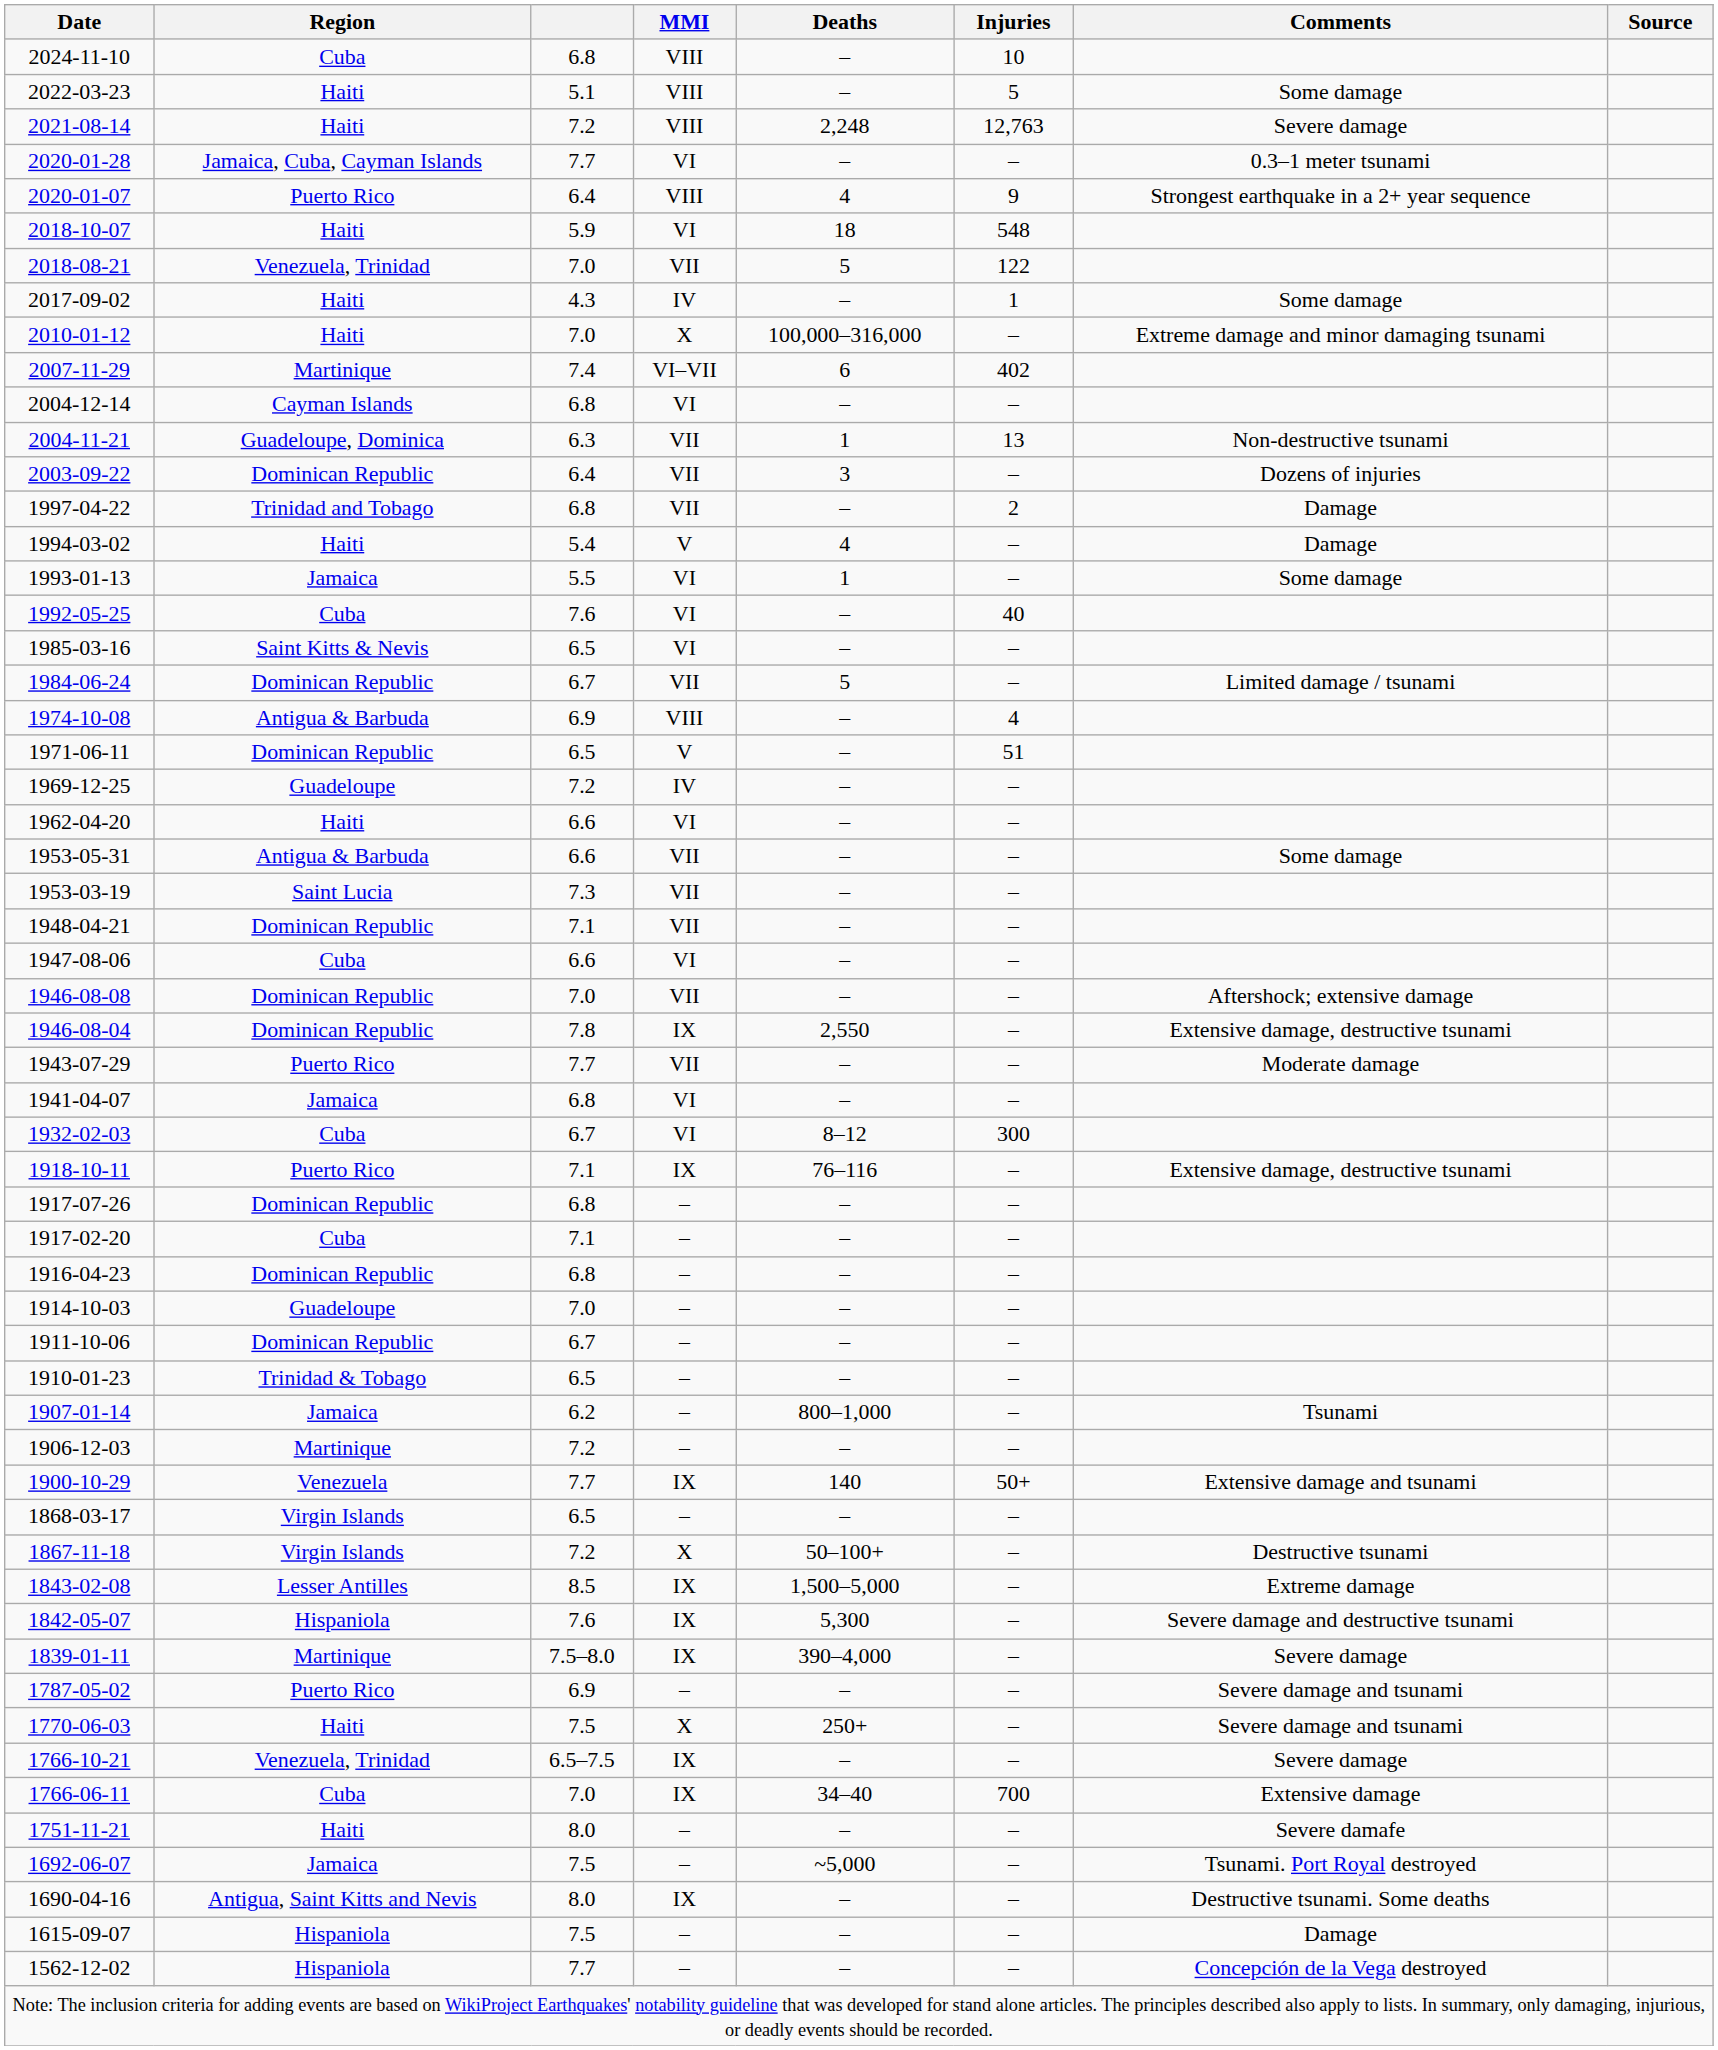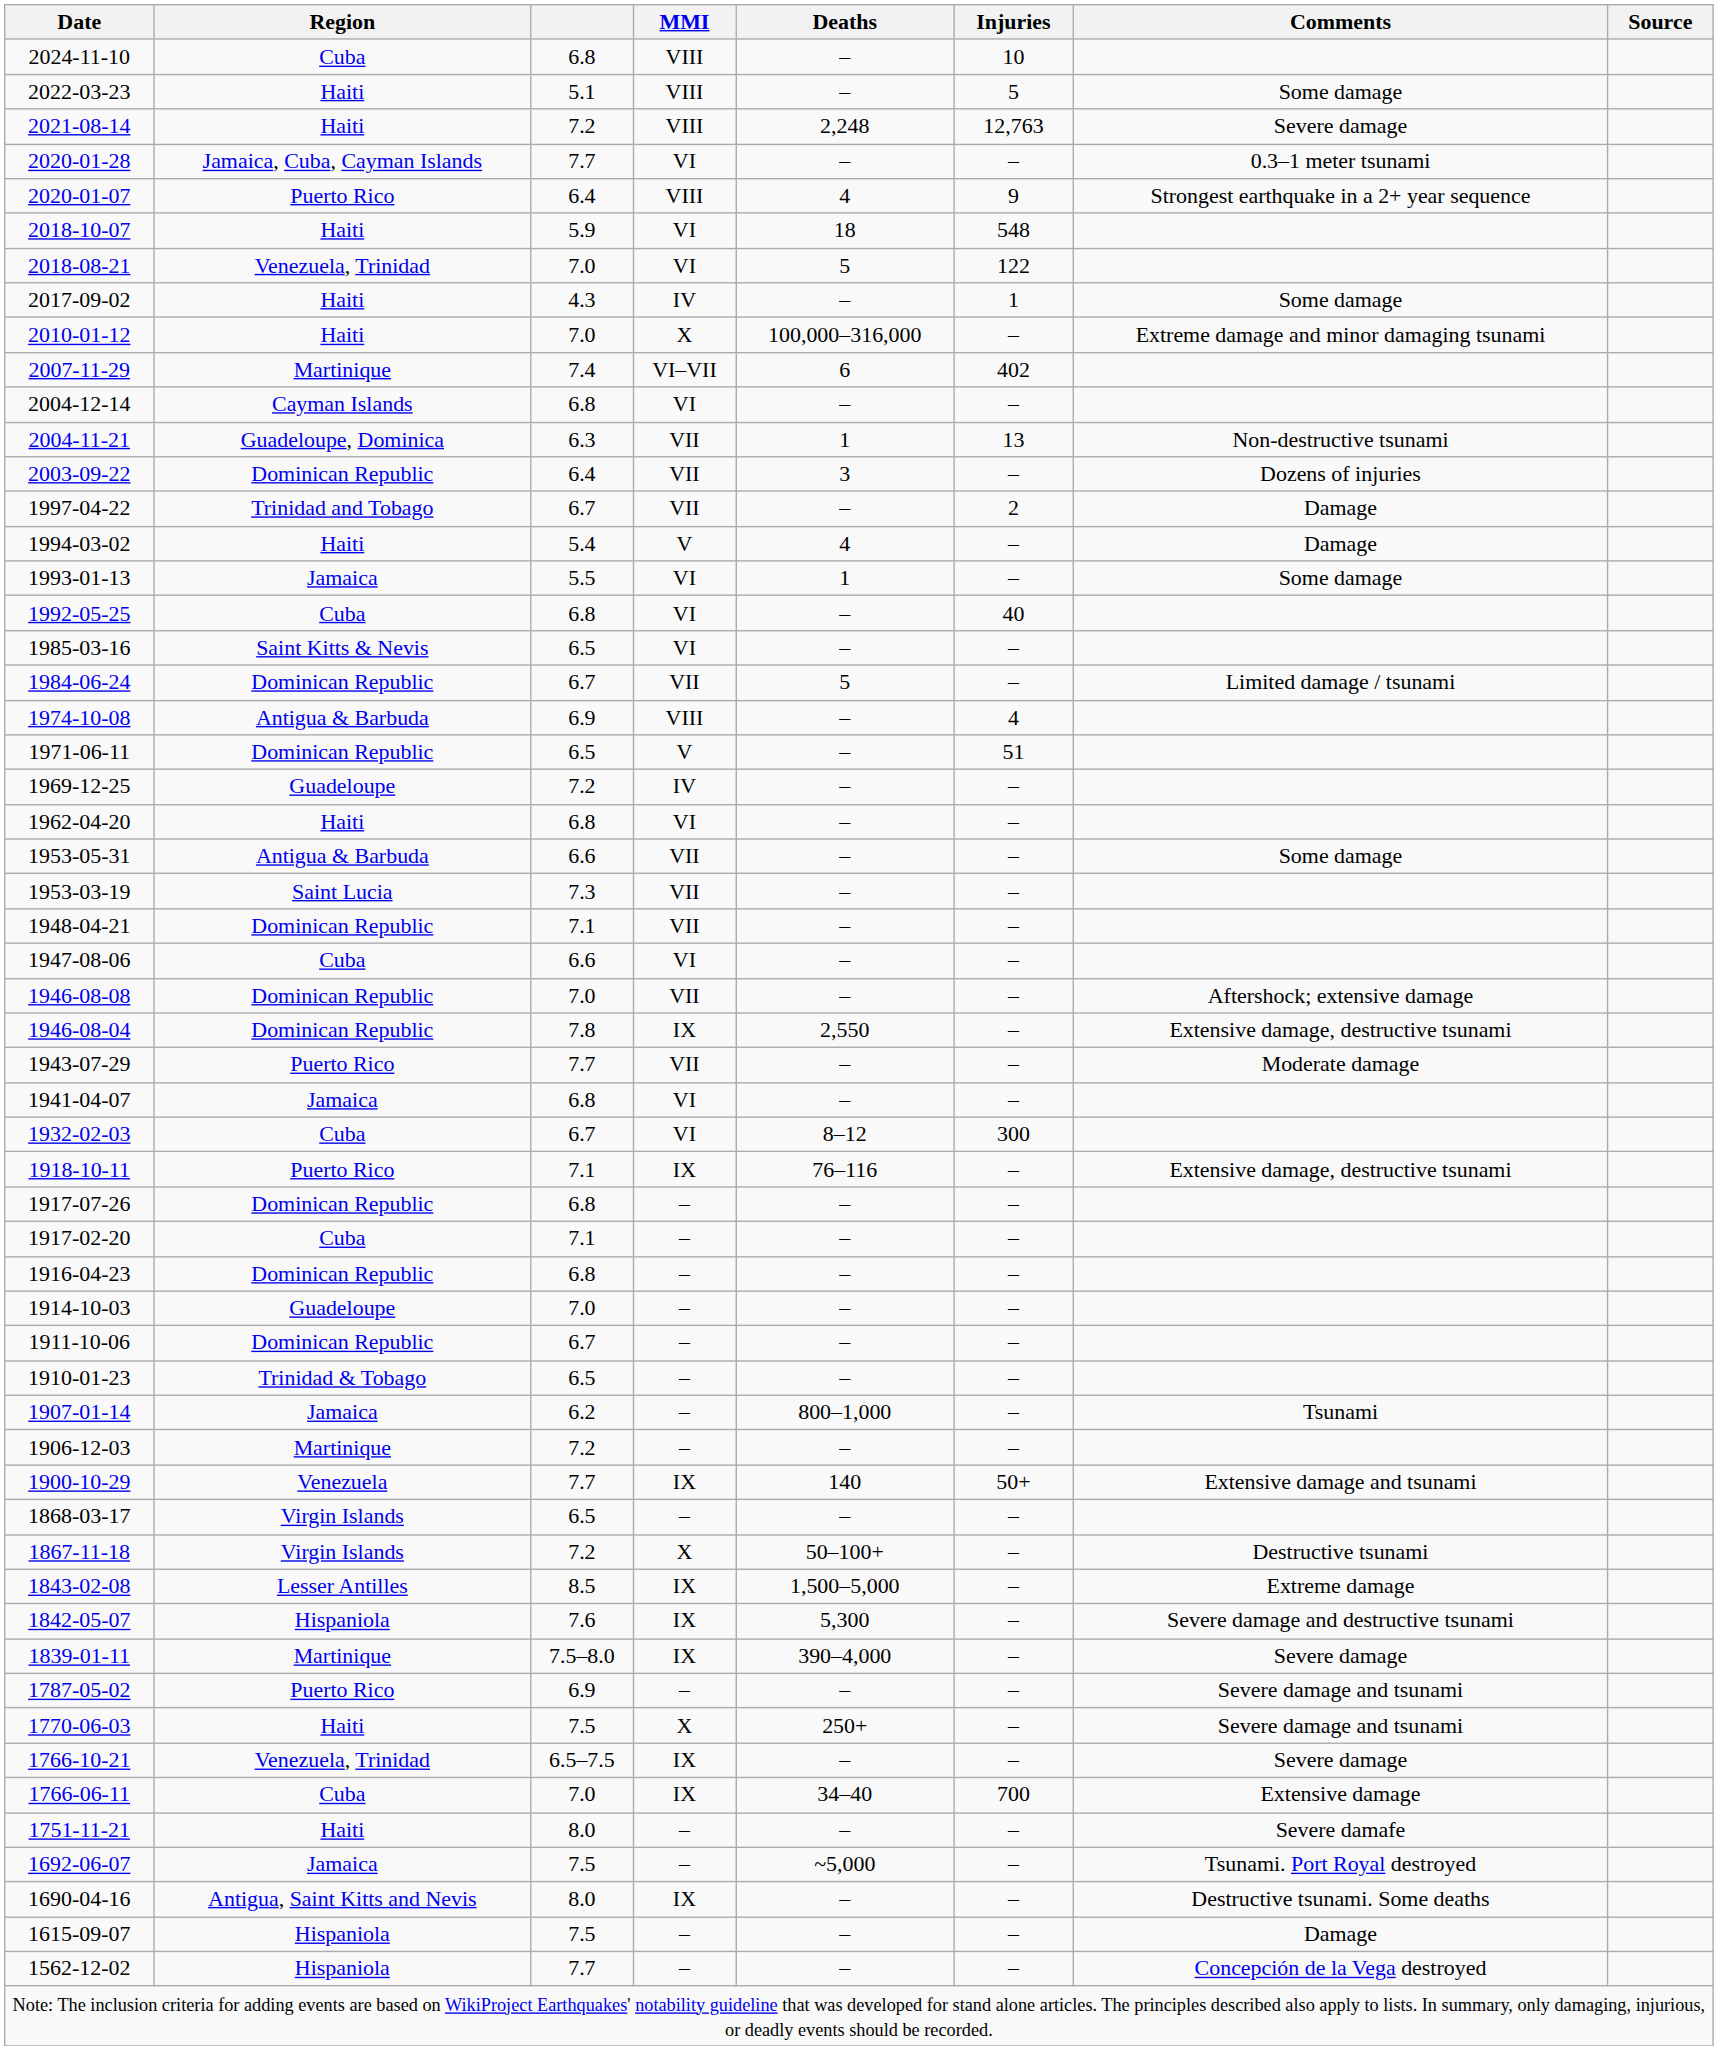(684, 265) VII -> (684, 265) VI
(582, 508) 6.8 -> (582, 508) 6.7
(582, 612) 7.6 -> (582, 612) 6.8
(582, 821) 6.6 -> (582, 821) 6.8
